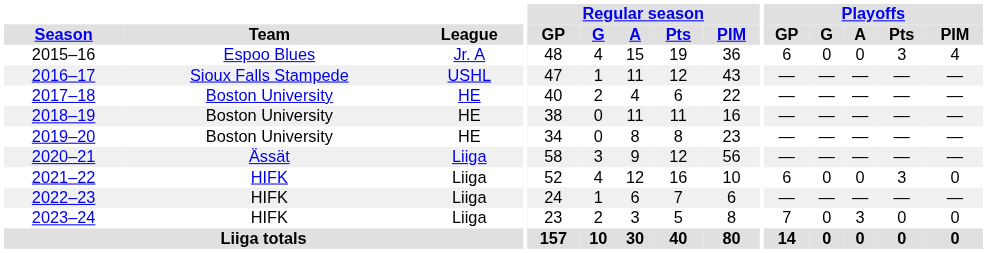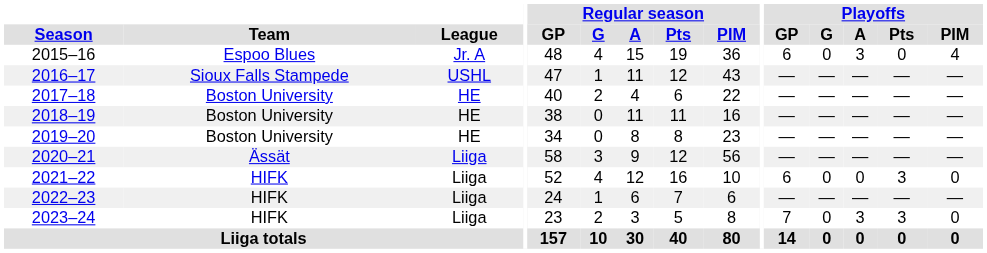(860, 54) 0 -> (860, 54) 3
(902, 54) 3 -> (902, 54) 0
(902, 218) 0 -> (902, 218) 3
